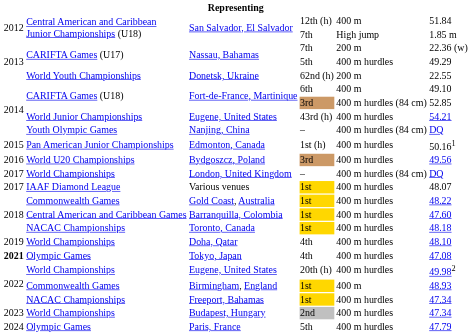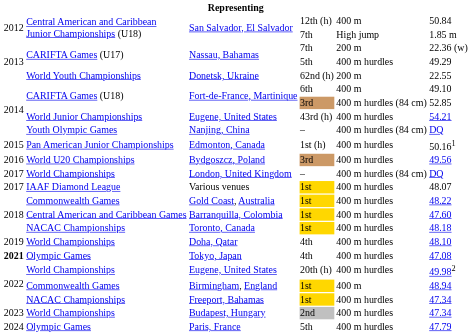(440, 21) 51.84 -> (440, 21) 50.84
(440, 285) 48.93 -> (440, 285) 48.94
